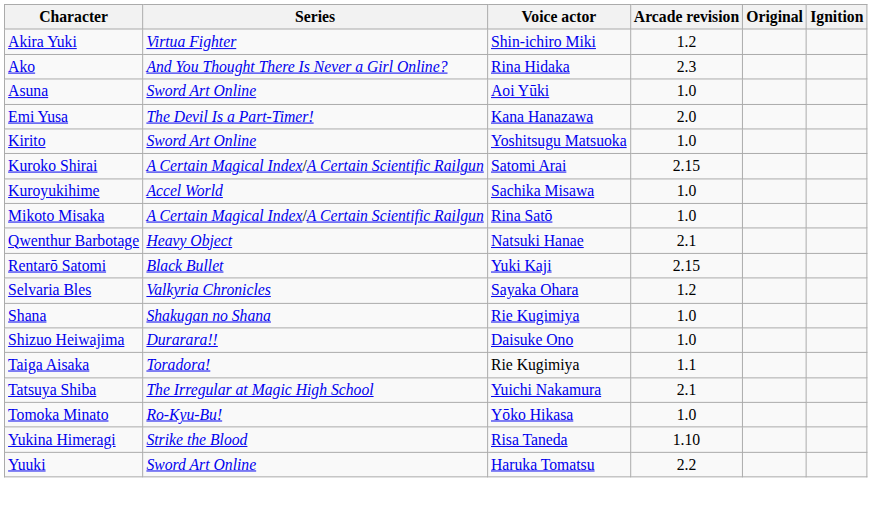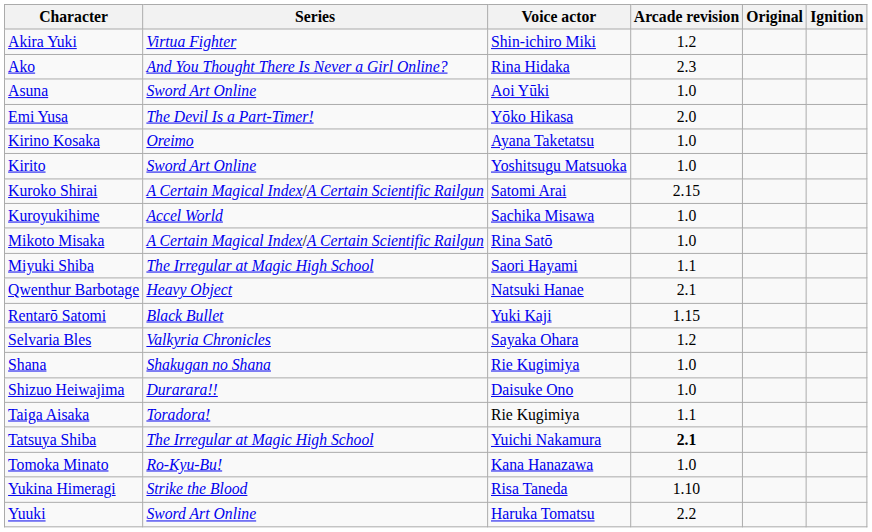(542, 116) Kana Hanazawa -> (532, 116) Yōko Hikasa
+ row: (54, 141)
+ row: (51, 265)
(686, 265) 2.15 -> (686, 315) 1.15
(686, 389) normal -> (686, 439) bold
(532, 414) Yōko Hikasa -> (542, 464) Kana Hanazawa
